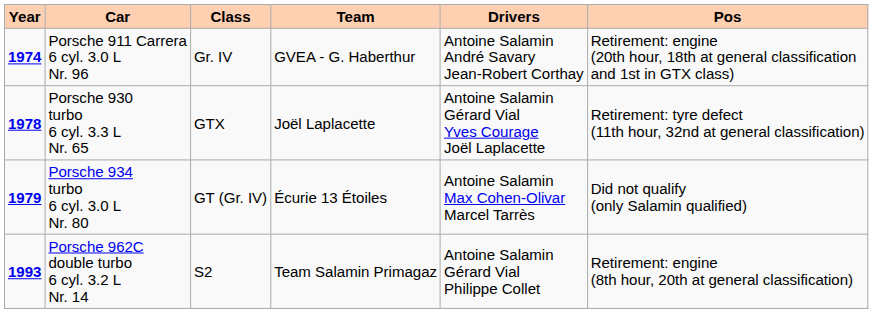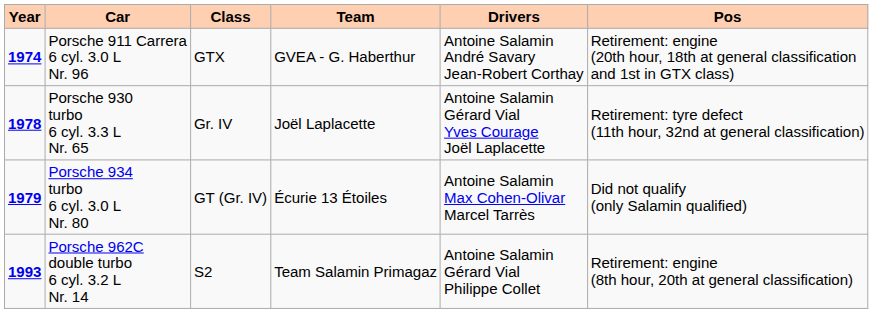(213, 57) Gr. IV -> (209, 57) GTX
(209, 123) GTX -> (213, 123) Gr. IV
